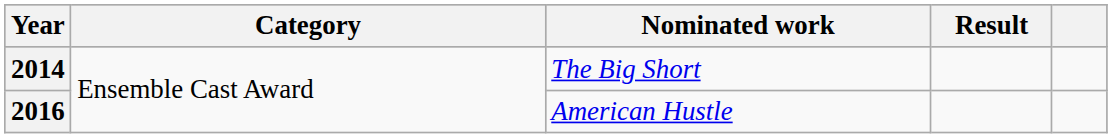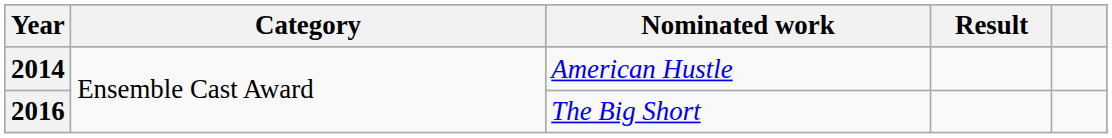(626, 68) The Big Short -> (642, 68) American Hustle
(642, 111) American Hustle -> (626, 111) The Big Short
